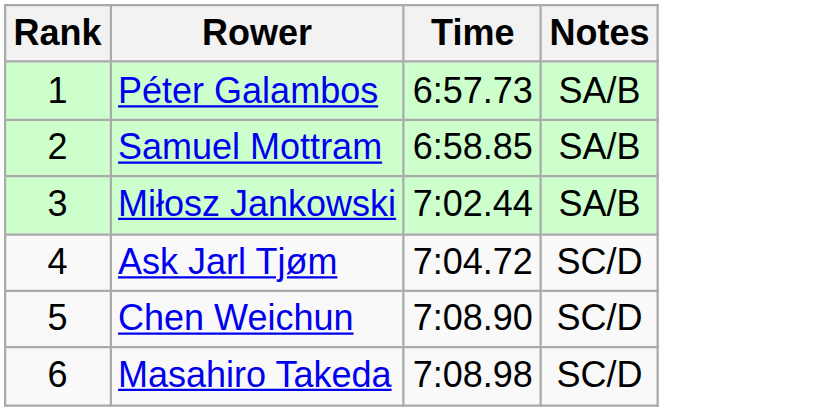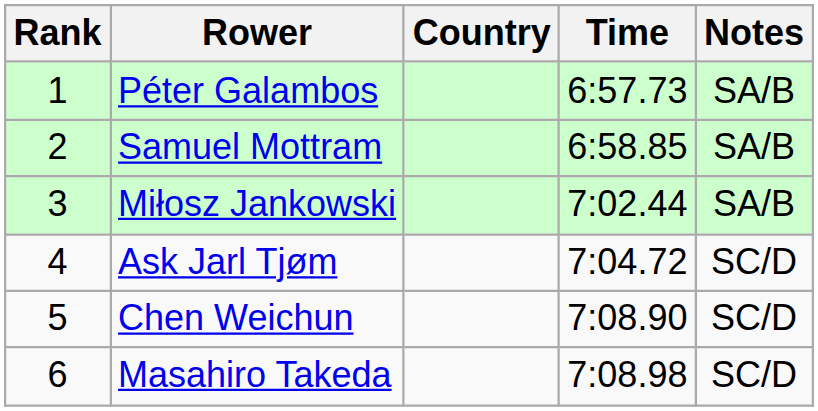+ column: (482, 33)
